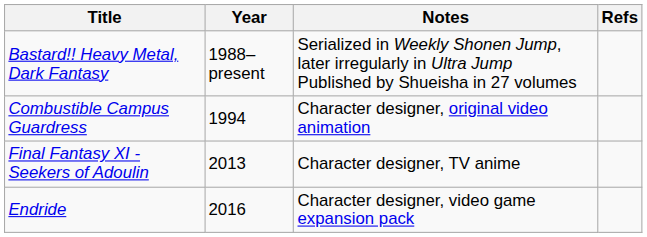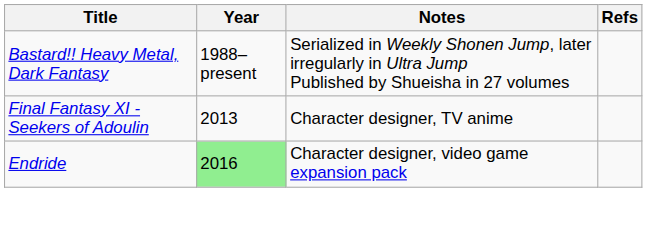- row: (89, 118)
(227, 209) no background -> (219, 163) lightgreen background
